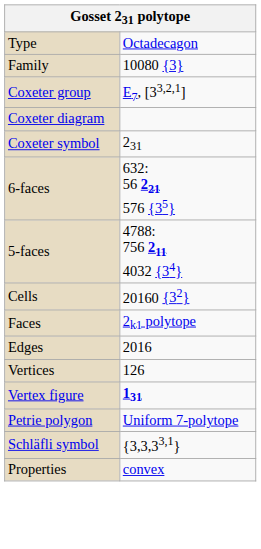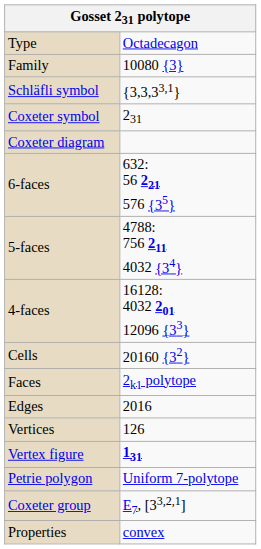rows swapped: (53, 444) <-> (49, 92)
rows swapped: (54, 143) <-> (56, 119)
+ row: (29, 310)
